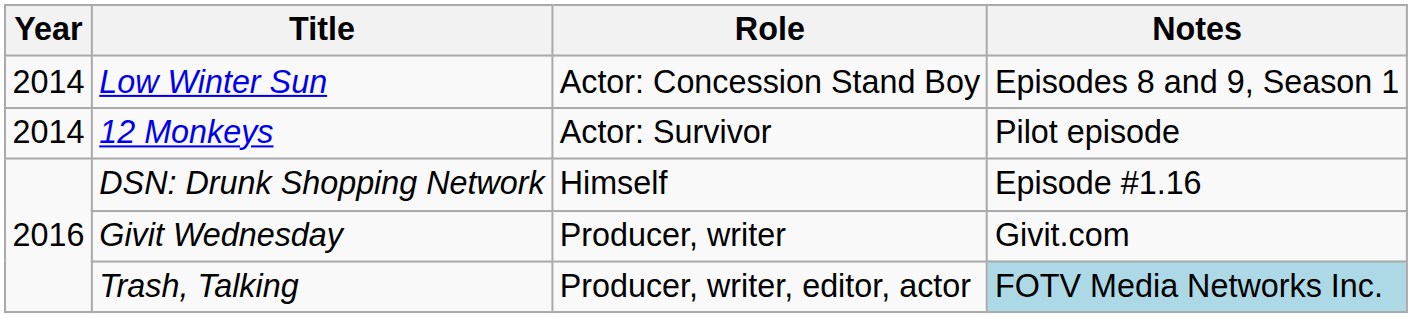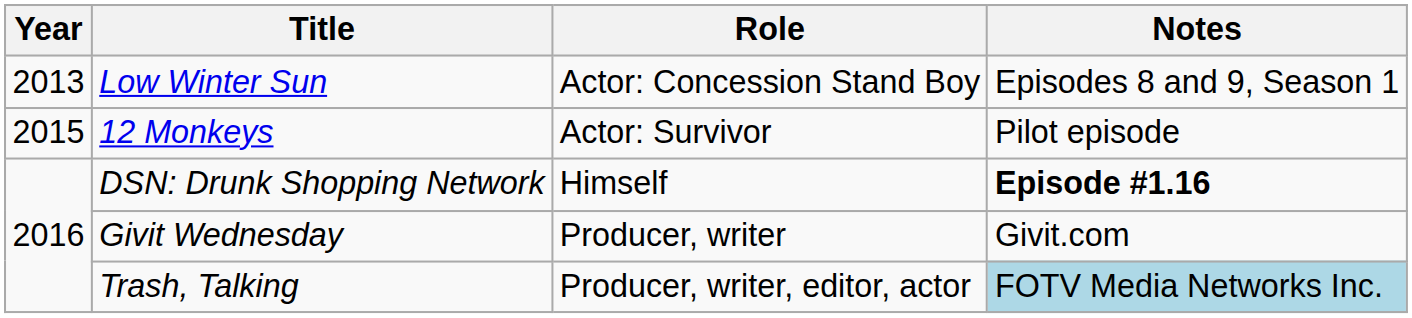(48, 81) 2014 -> (48, 81) 2013
(48, 132) 2014 -> (48, 132) 2015
(1098, 183) normal -> (1103, 183) bold
